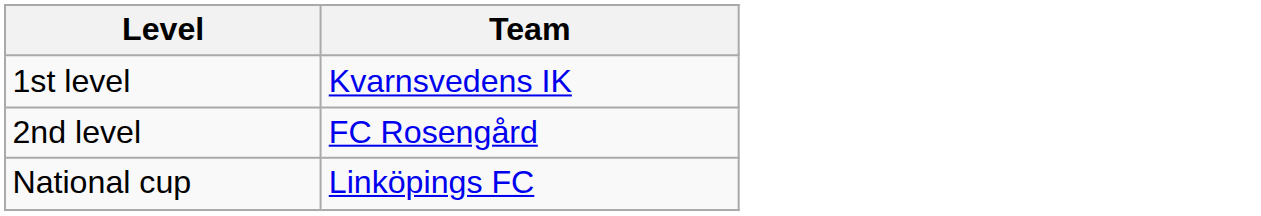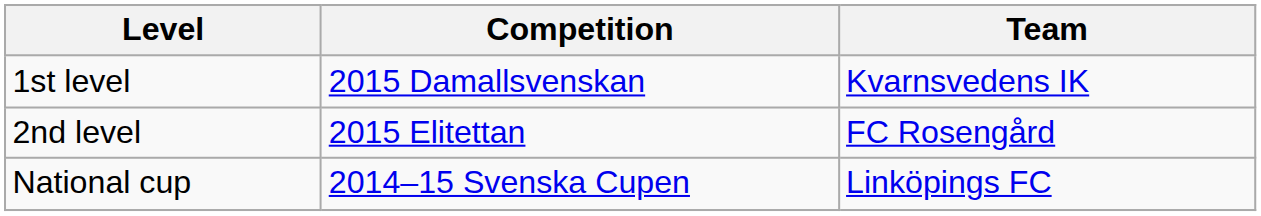+ column: (580, 30)
